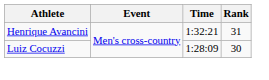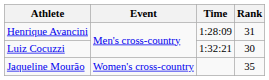(202, 31) 1:32:21 -> (215, 31) 1:28:09
(202, 49) 1:28:09 -> (215, 49) 1:32:21
+ row: (46, 67)
